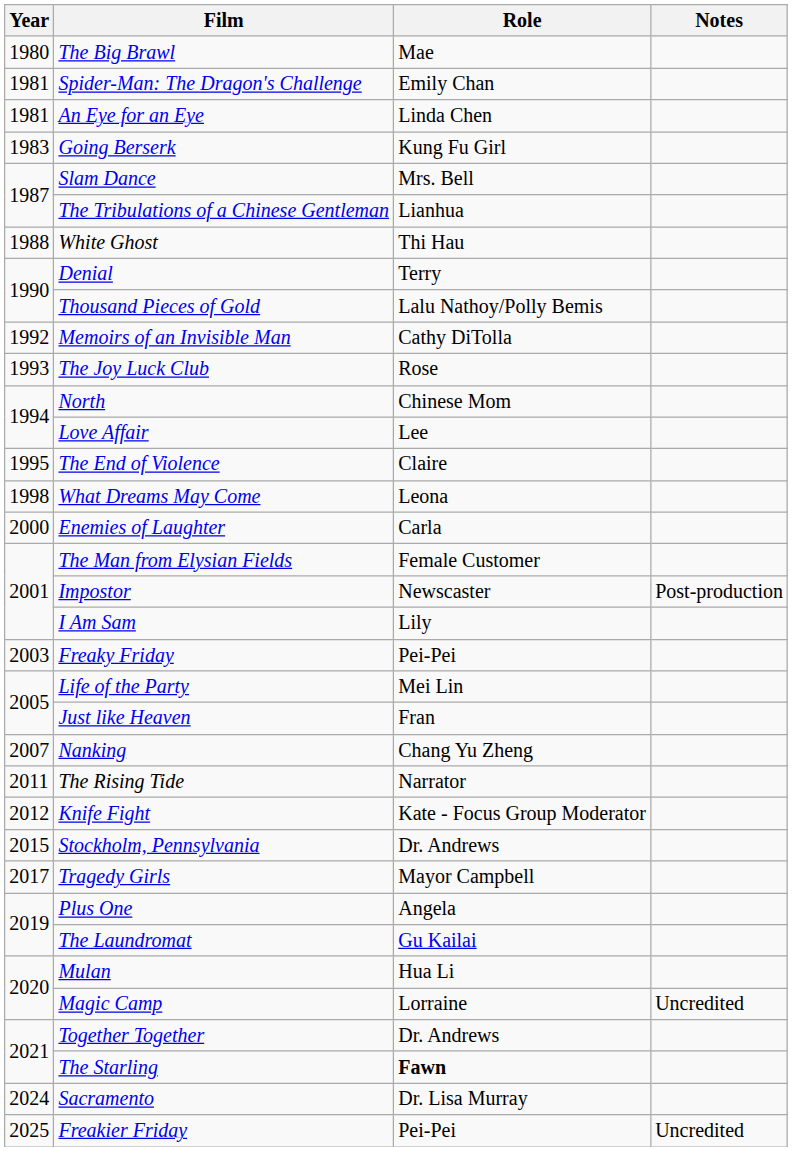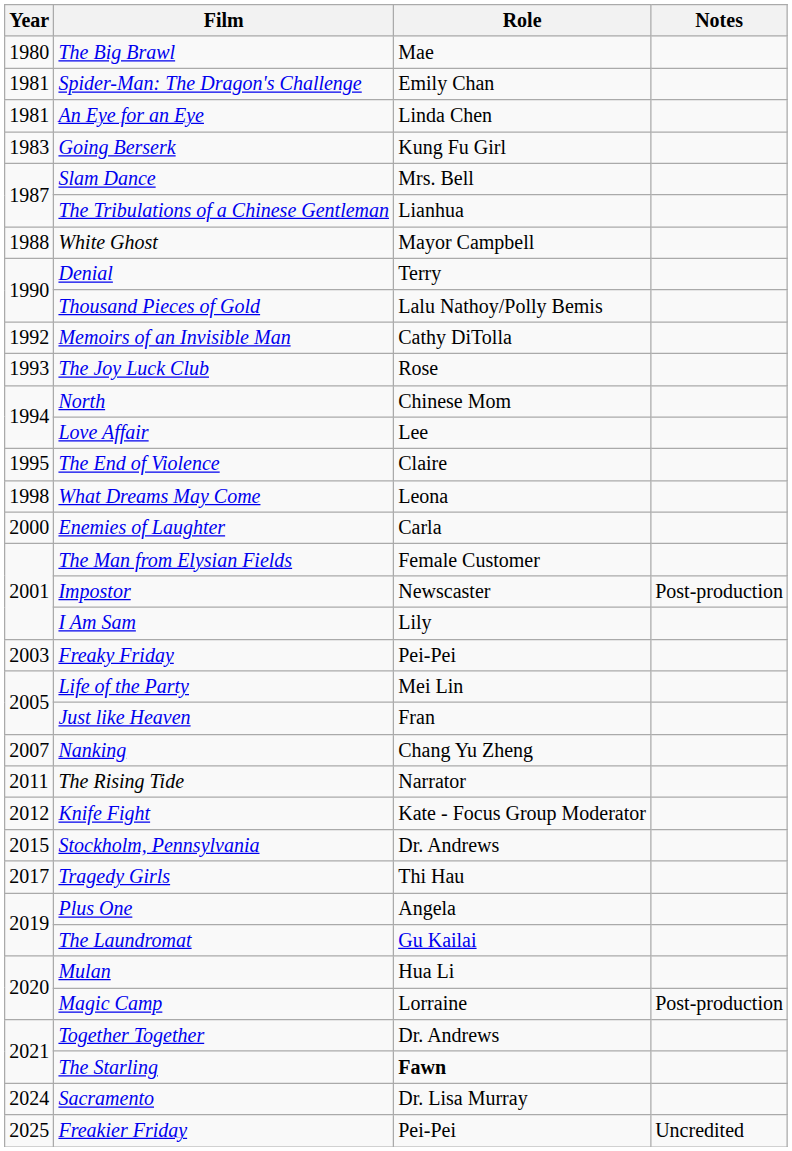(431, 242) Thi Hau -> (466, 242) Mayor Campbell
(466, 876) Mayor Campbell -> (431, 876) Thi Hau
(700, 1003) Uncredited -> (719, 1003) Post-production
